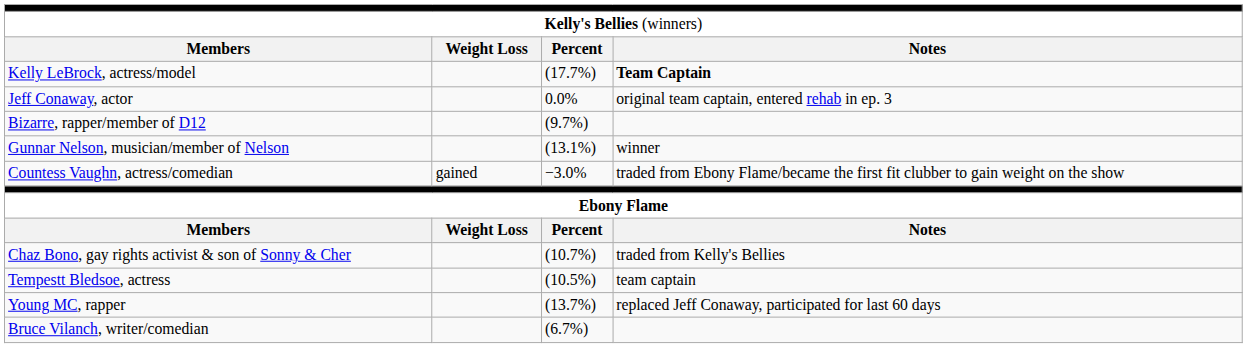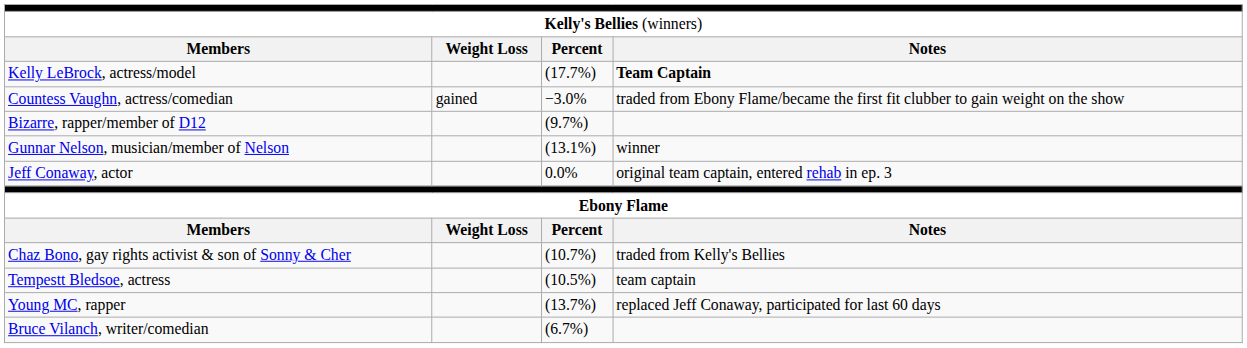rows swapped: (121, 173) <-> (70, 98)
